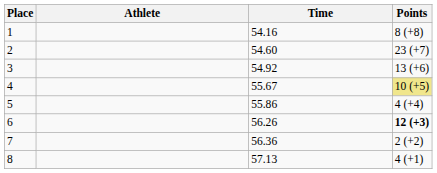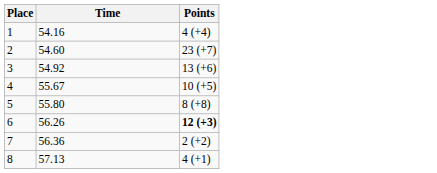- column: (142, 13)
(409, 31) 8 (+8) -> (196, 31) 4 (+4)
(412, 86) khaki background -> (199, 86) no background
(264, 104) 55.86 -> (52, 104) 55.80
(409, 104) 4 (+4) -> (196, 104) 8 (+8)
